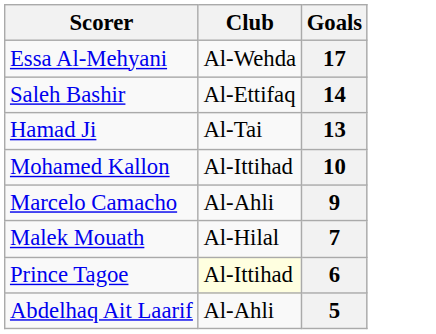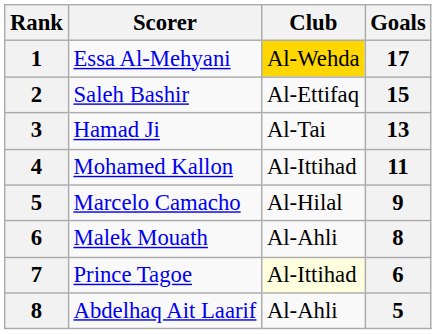+ column: (36, 22)
(250, 58) no background -> (313, 58) gold background
(334, 94) 14 -> (398, 94) 15
(334, 166) 10 -> (398, 166) 11
(239, 202) Al-Ahli -> (305, 202) Al-Hilal
(241, 238) Al-Hilal -> (302, 238) Al-Ahli
(334, 238) 7 -> (398, 238) 8
